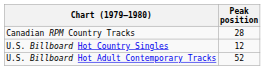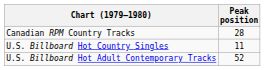(239, 46) 12 -> (239, 46) 11
